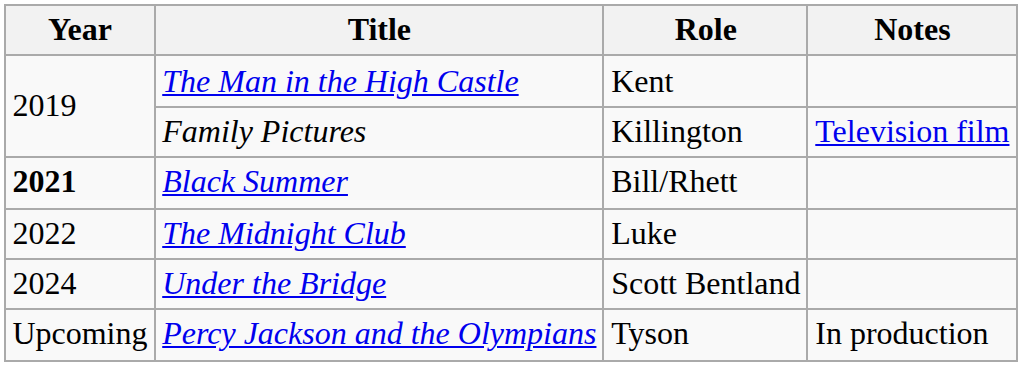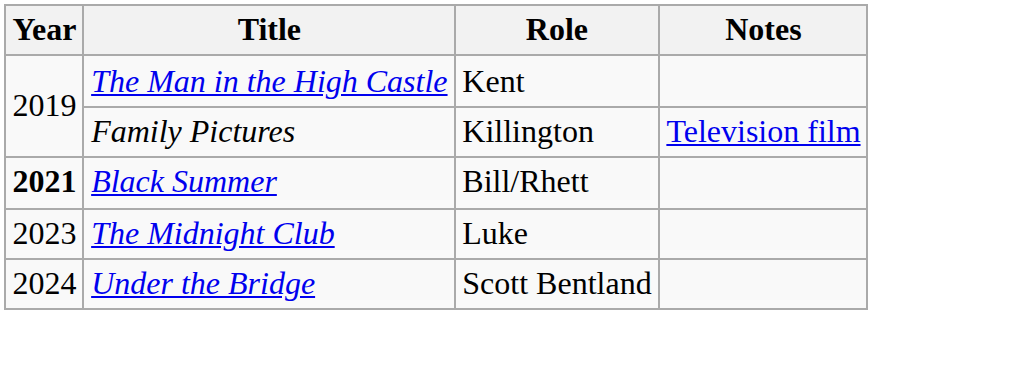(44, 232) 2022 -> (44, 232) 2023
- row: (379, 334)
